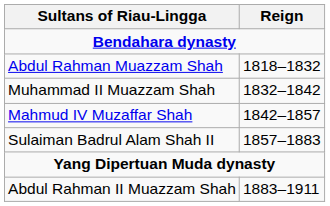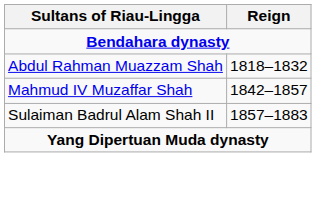- row: (112, 90)
- row: (122, 189)
